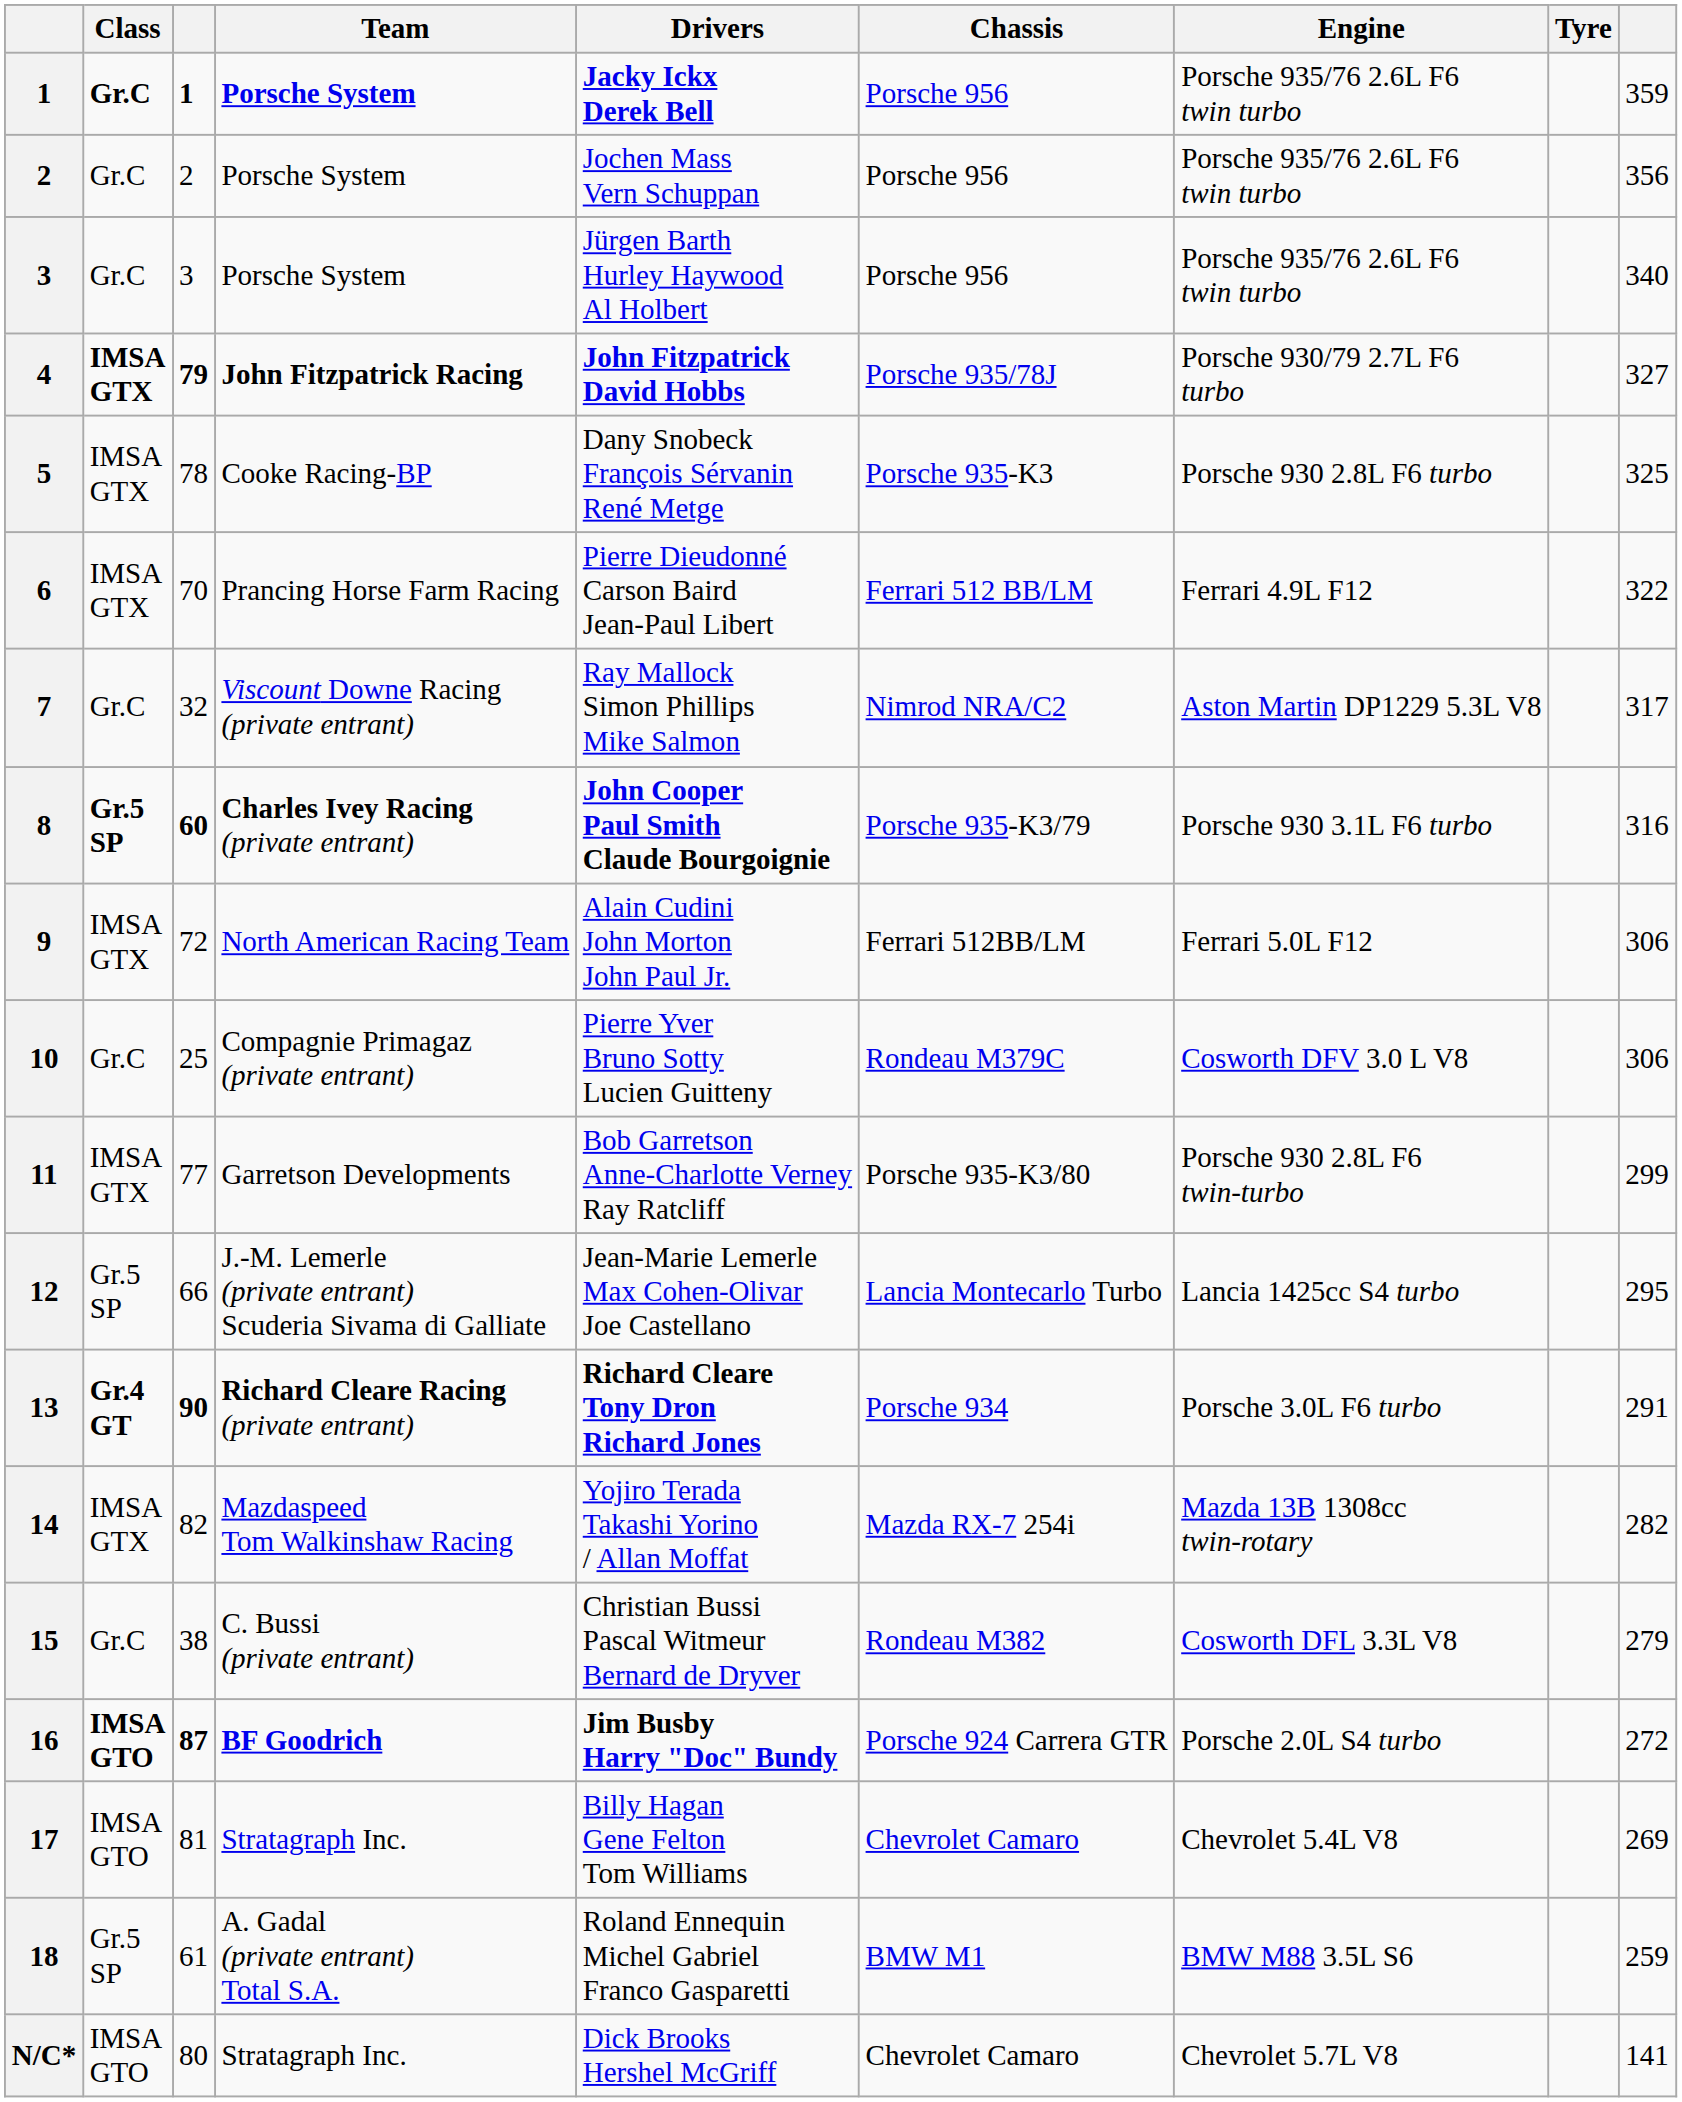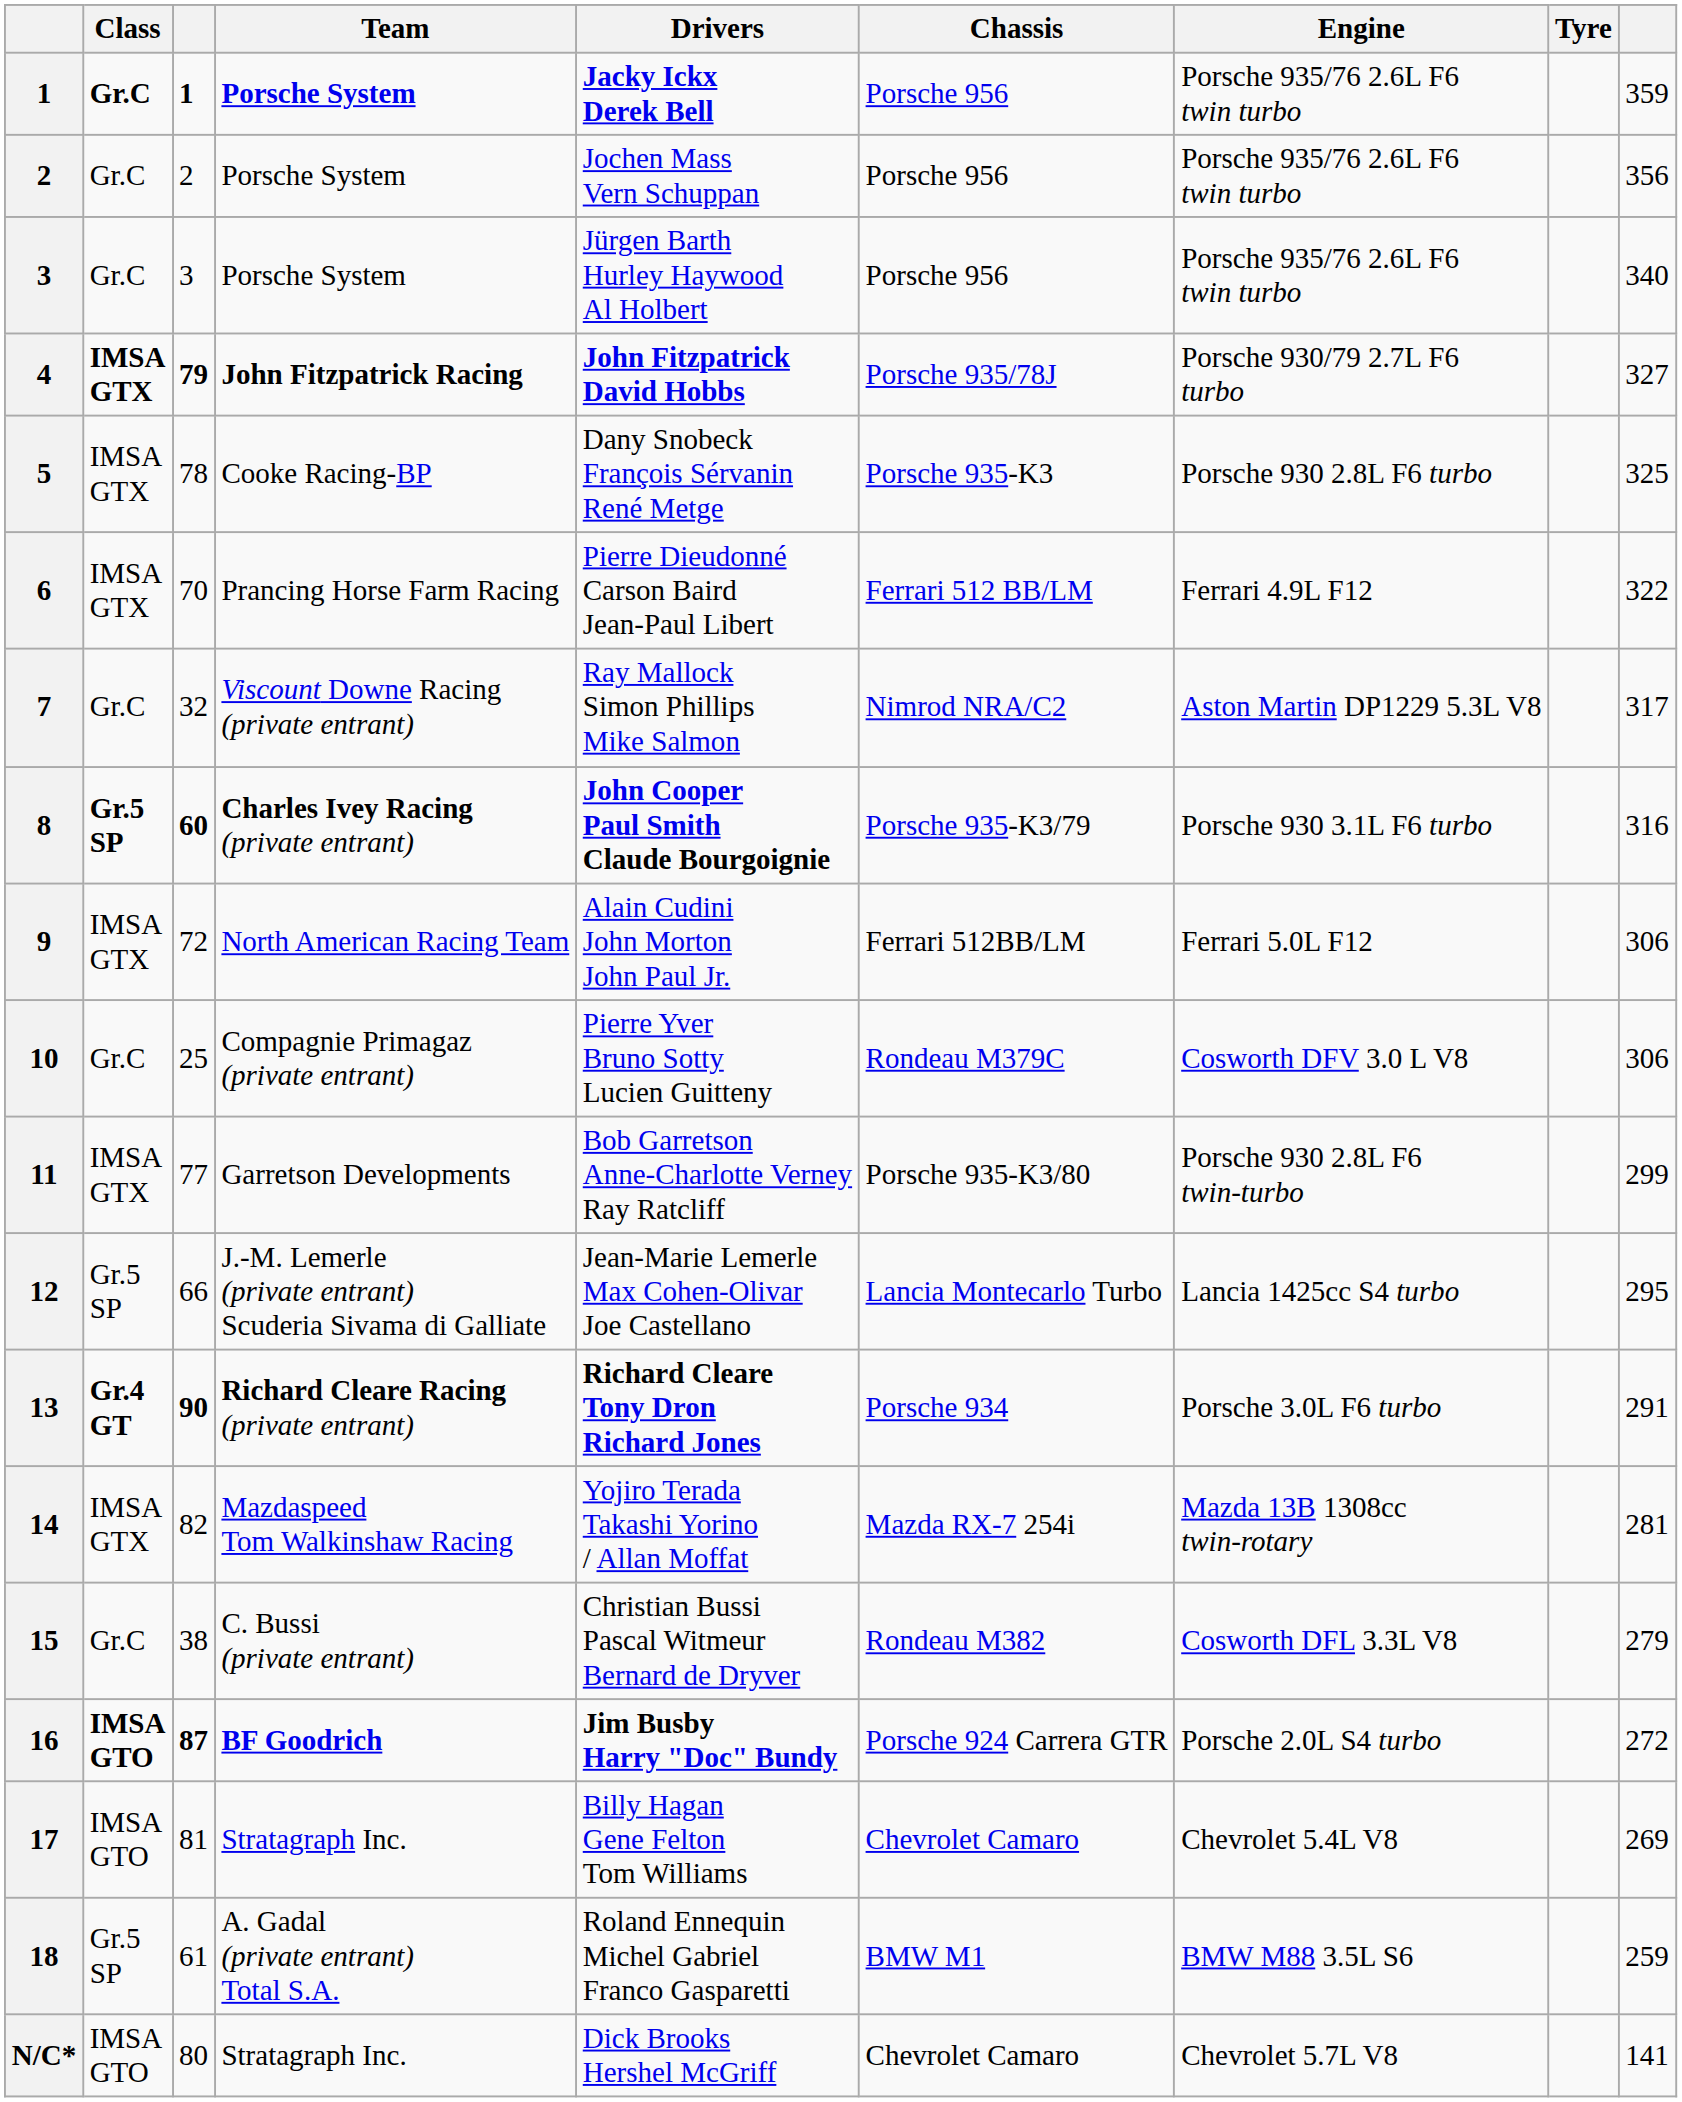(1647, 1523) 282 -> (1647, 1523) 281
